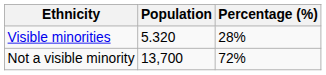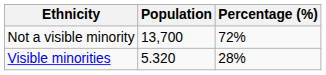rows swapped: (71, 59) <-> (59, 37)
